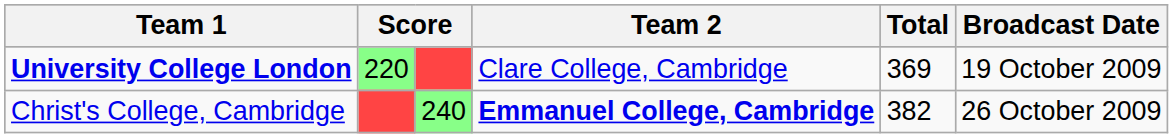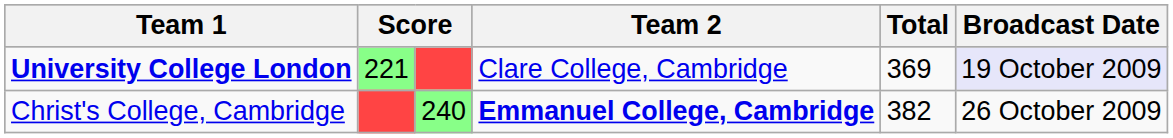(386, 68) 220 -> (386, 68) 221
(1061, 68) no background -> (1061, 68) lavender background
